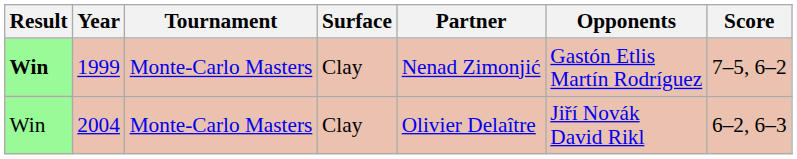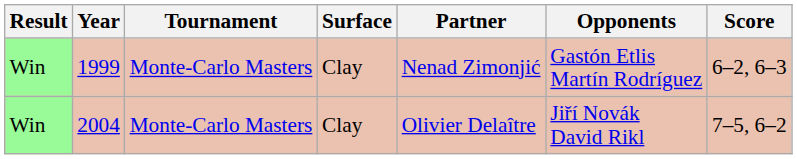(29, 67) bold -> (27, 67) normal
(749, 67) 7–5, 6–2 -> (749, 67) 6–2, 6–3
(749, 124) 6–2, 6–3 -> (749, 124) 7–5, 6–2
